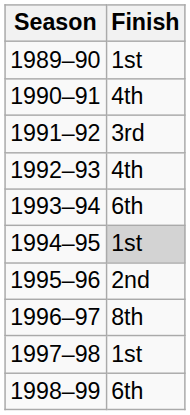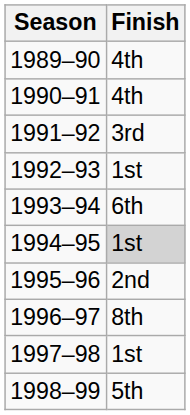(127, 59) 1st -> (127, 59) 4th
(127, 170) 4th -> (127, 170) 1st
(127, 391) 6th -> (127, 391) 5th
